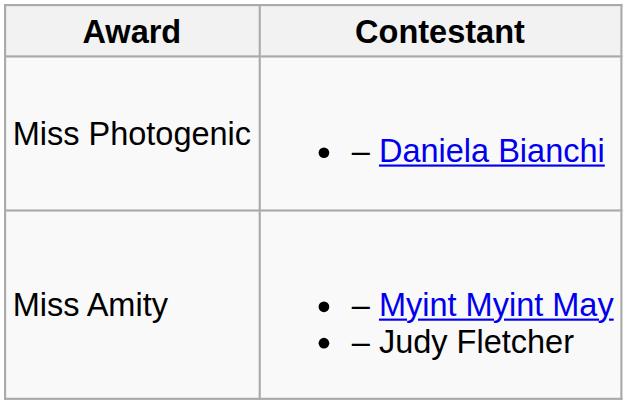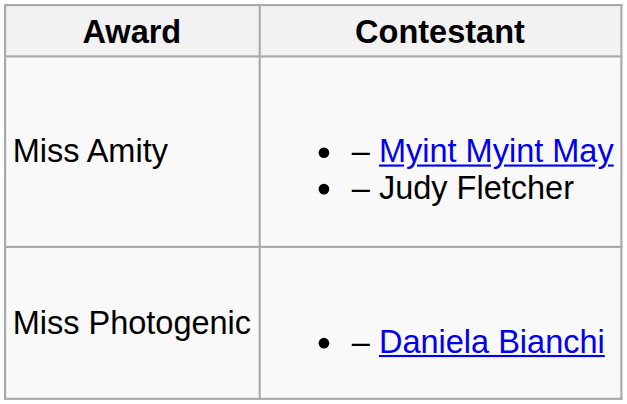rows swapped: (90, 304) <-> (132, 133)
